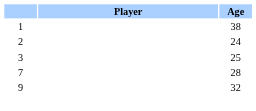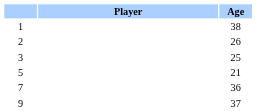(236, 42) 24 -> (236, 42) 26
+ row: (21, 72)
(236, 72) 28 -> (236, 88) 36
(236, 88) 32 -> (236, 103) 37
